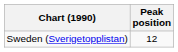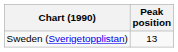(152, 39) 12 -> (152, 39) 13
